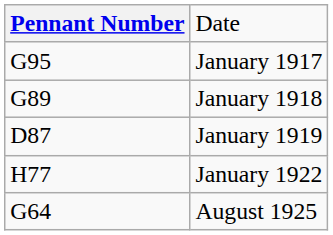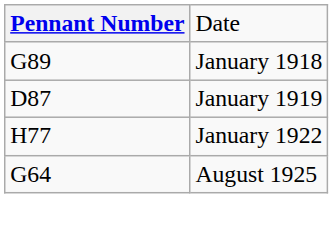- row: (259, 60)
